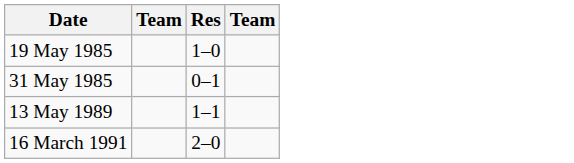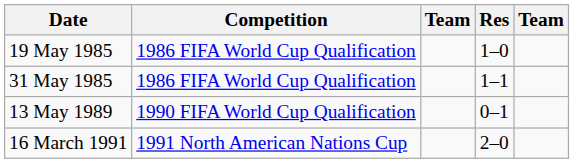+ column: (276, 19)
(206, 81) 0–1 -> (494, 81) 1–1
(206, 111) 1–1 -> (494, 111) 0–1
